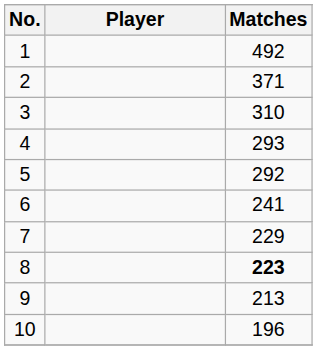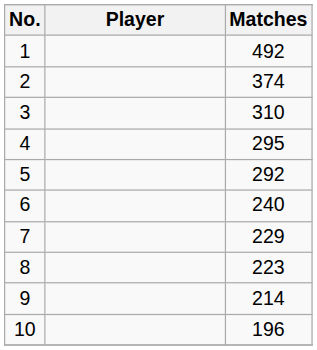(268, 81) 371 -> (268, 81) 374
(268, 143) 293 -> (268, 143) 295
(268, 205) 241 -> (268, 205) 240
(268, 267) bold -> (268, 267) normal
(268, 298) 213 -> (268, 298) 214
